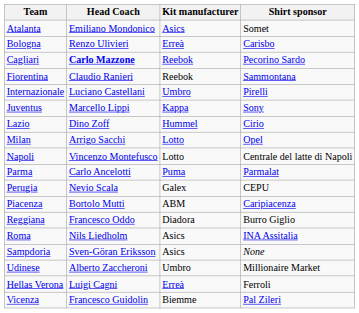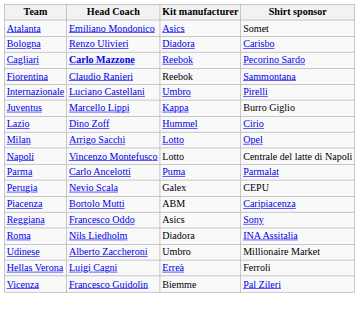(173, 44) Erreà -> (179, 44) Diadora
(254, 108) Sony -> (269, 108) Burro Giglio
(179, 220) Diadora -> (173, 220) Asics
(269, 220) Burro Giglio -> (254, 220) Sony
(173, 236) Asics -> (179, 236) Diadora
- row: (28, 252)
